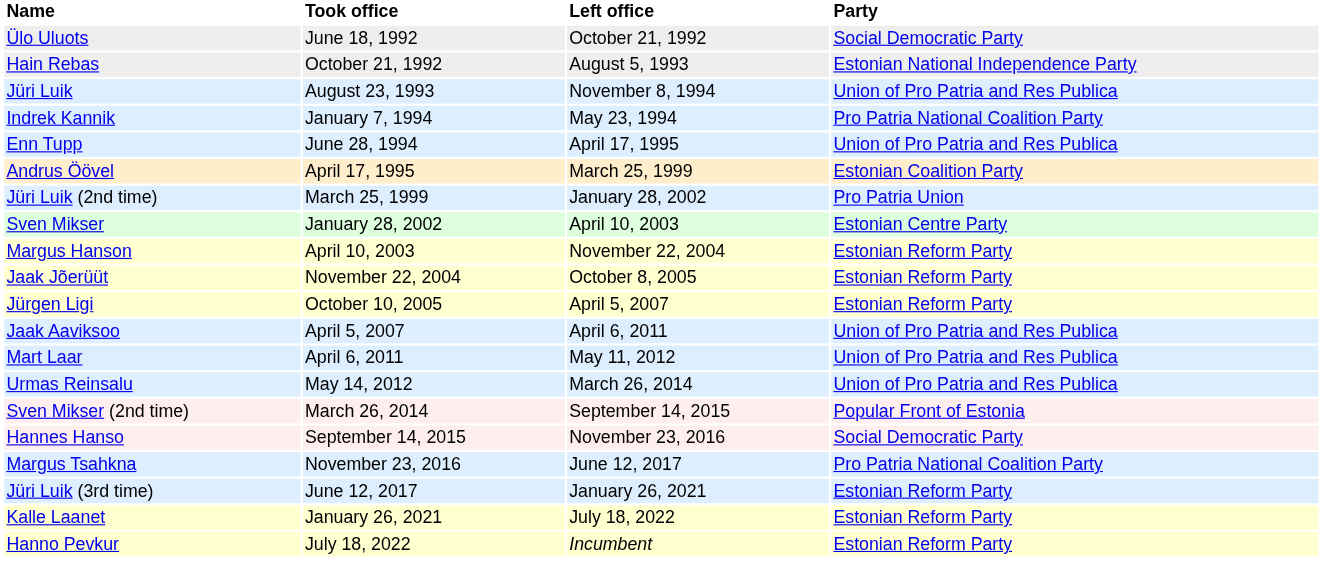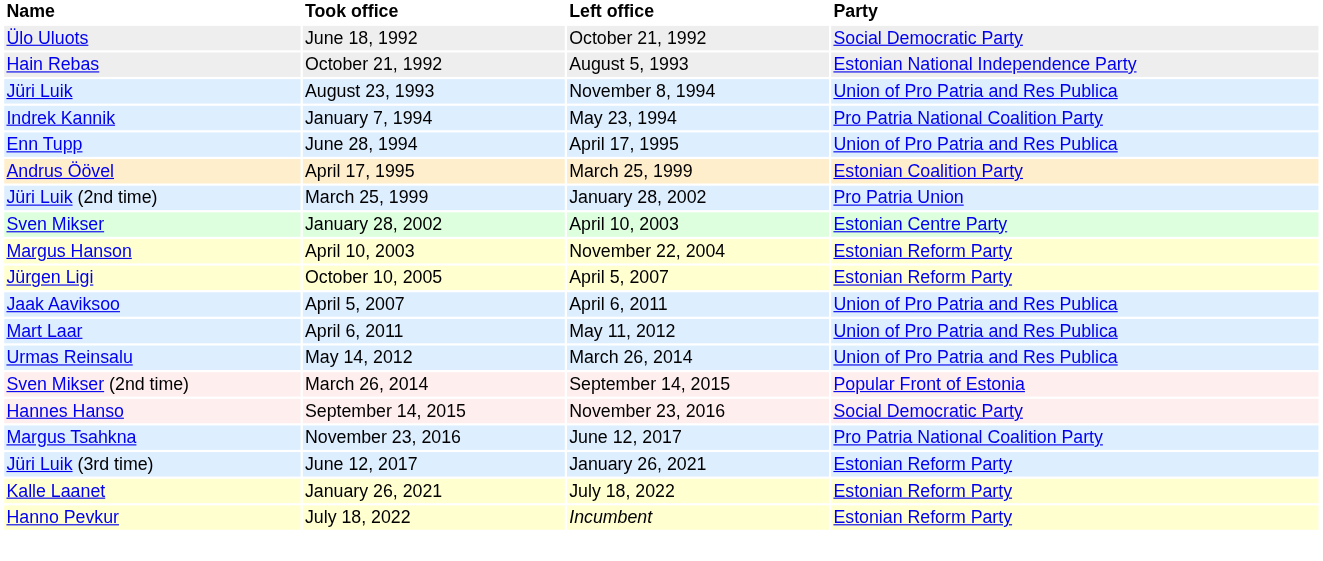- row: (57, 277)
